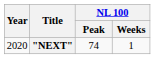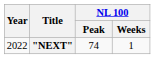(17, 45) 2020 -> (17, 45) 2022
